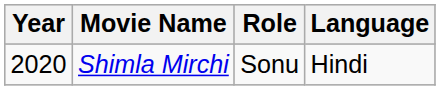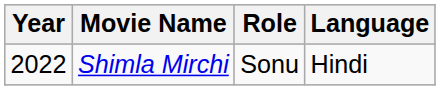(39, 64) 2020 -> (39, 64) 2022
